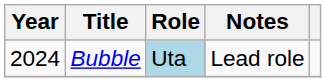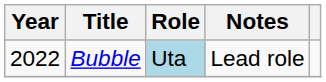(35, 58) 2024 -> (35, 58) 2022
